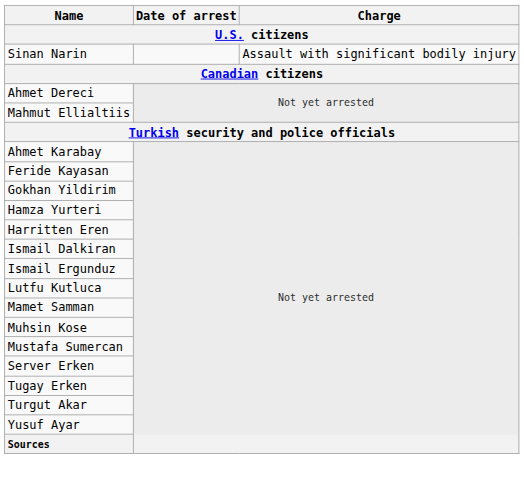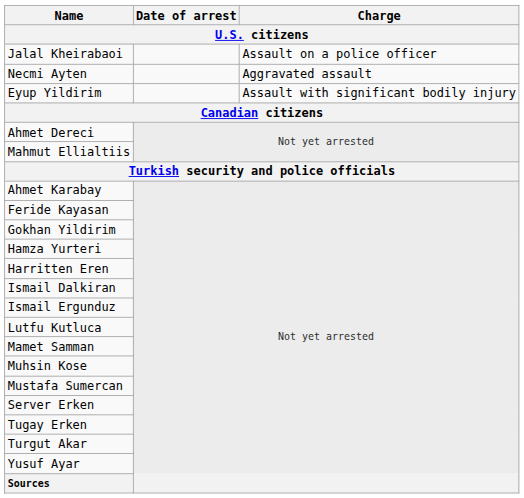+ row: (65, 54)
+ row: (47, 74)
- row: (47, 54)
+ row: (55, 93)
